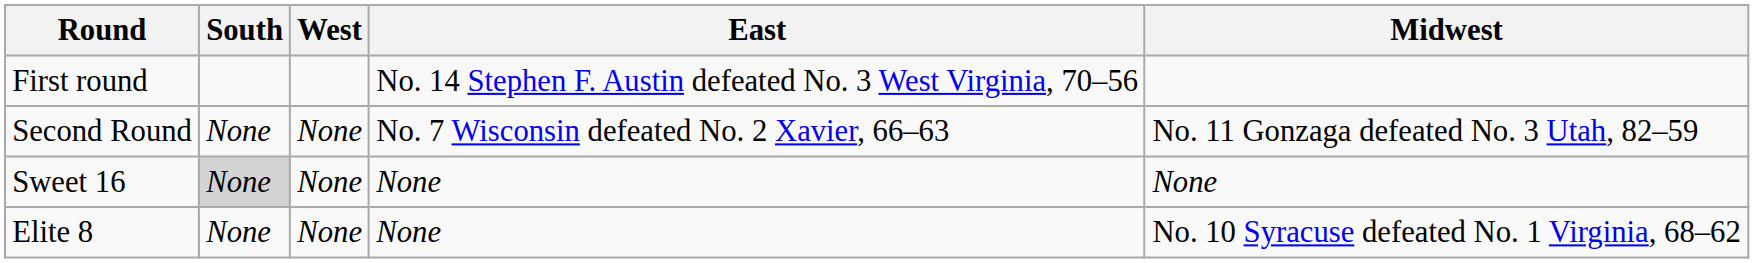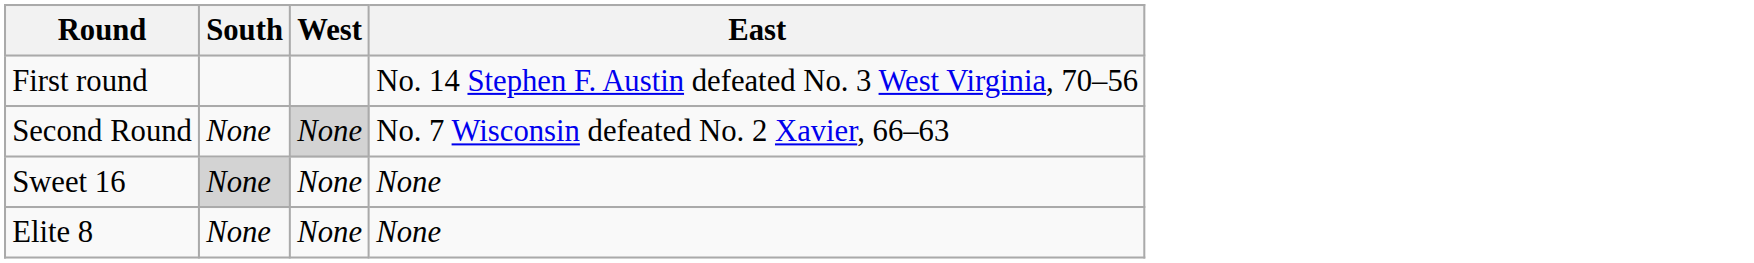- column: (1447, 30)
(330, 131) no background -> (330, 131) lightgrey background
